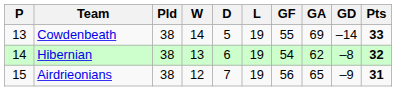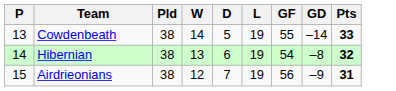- column: (317, 14)
